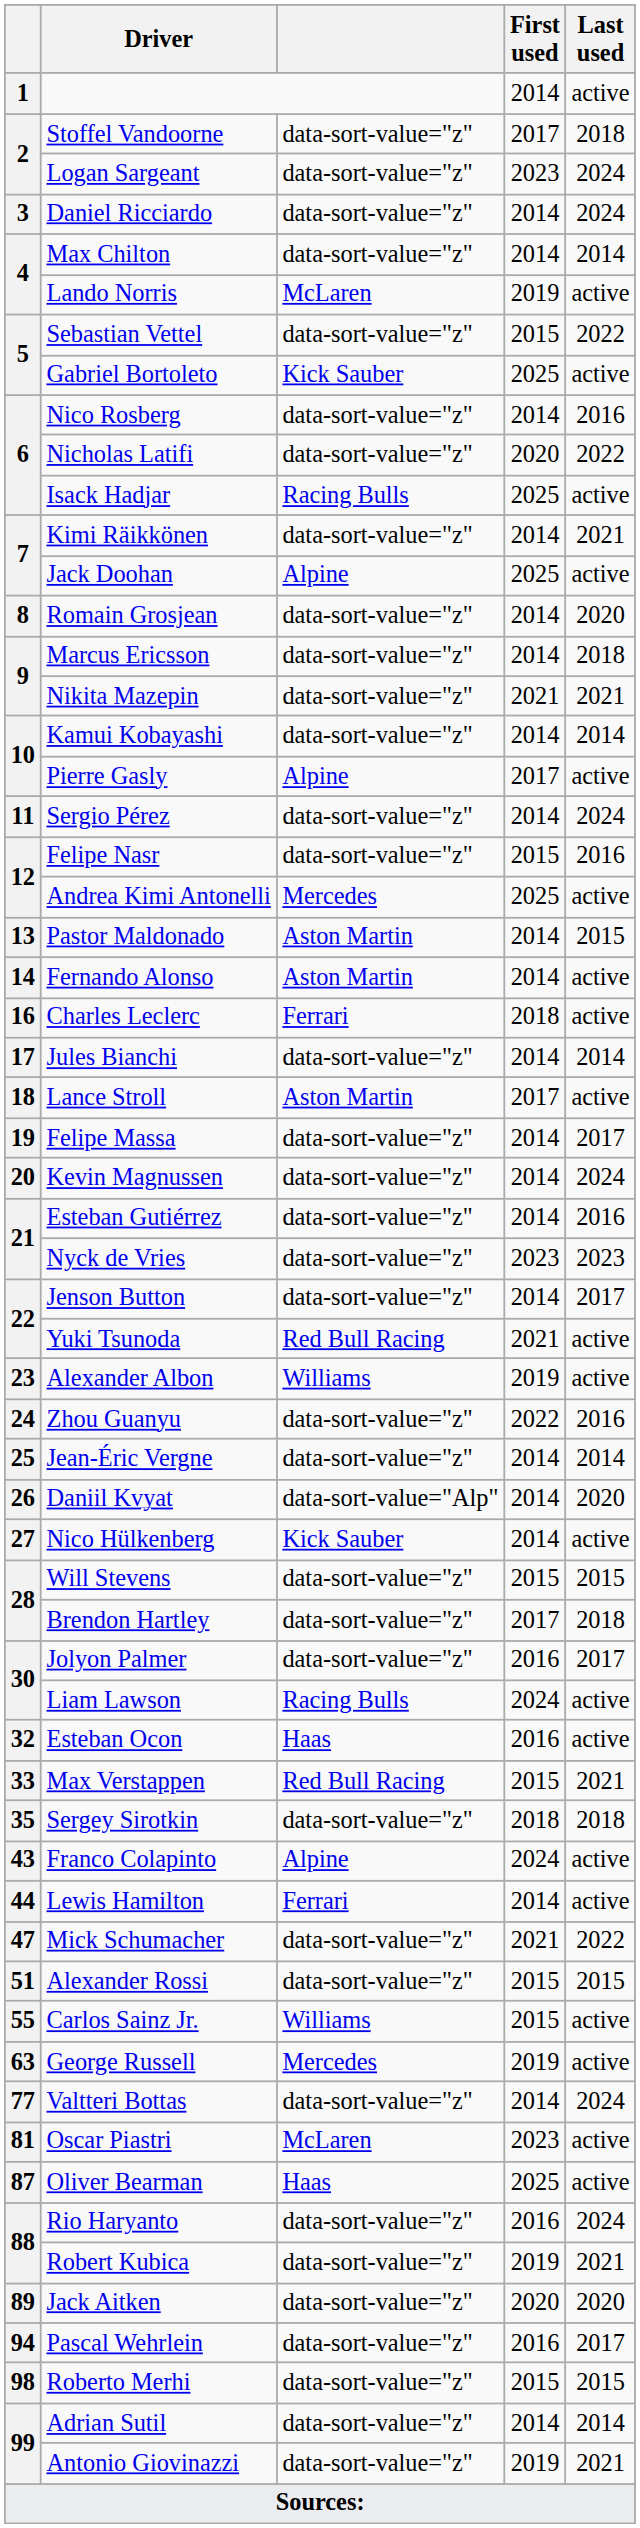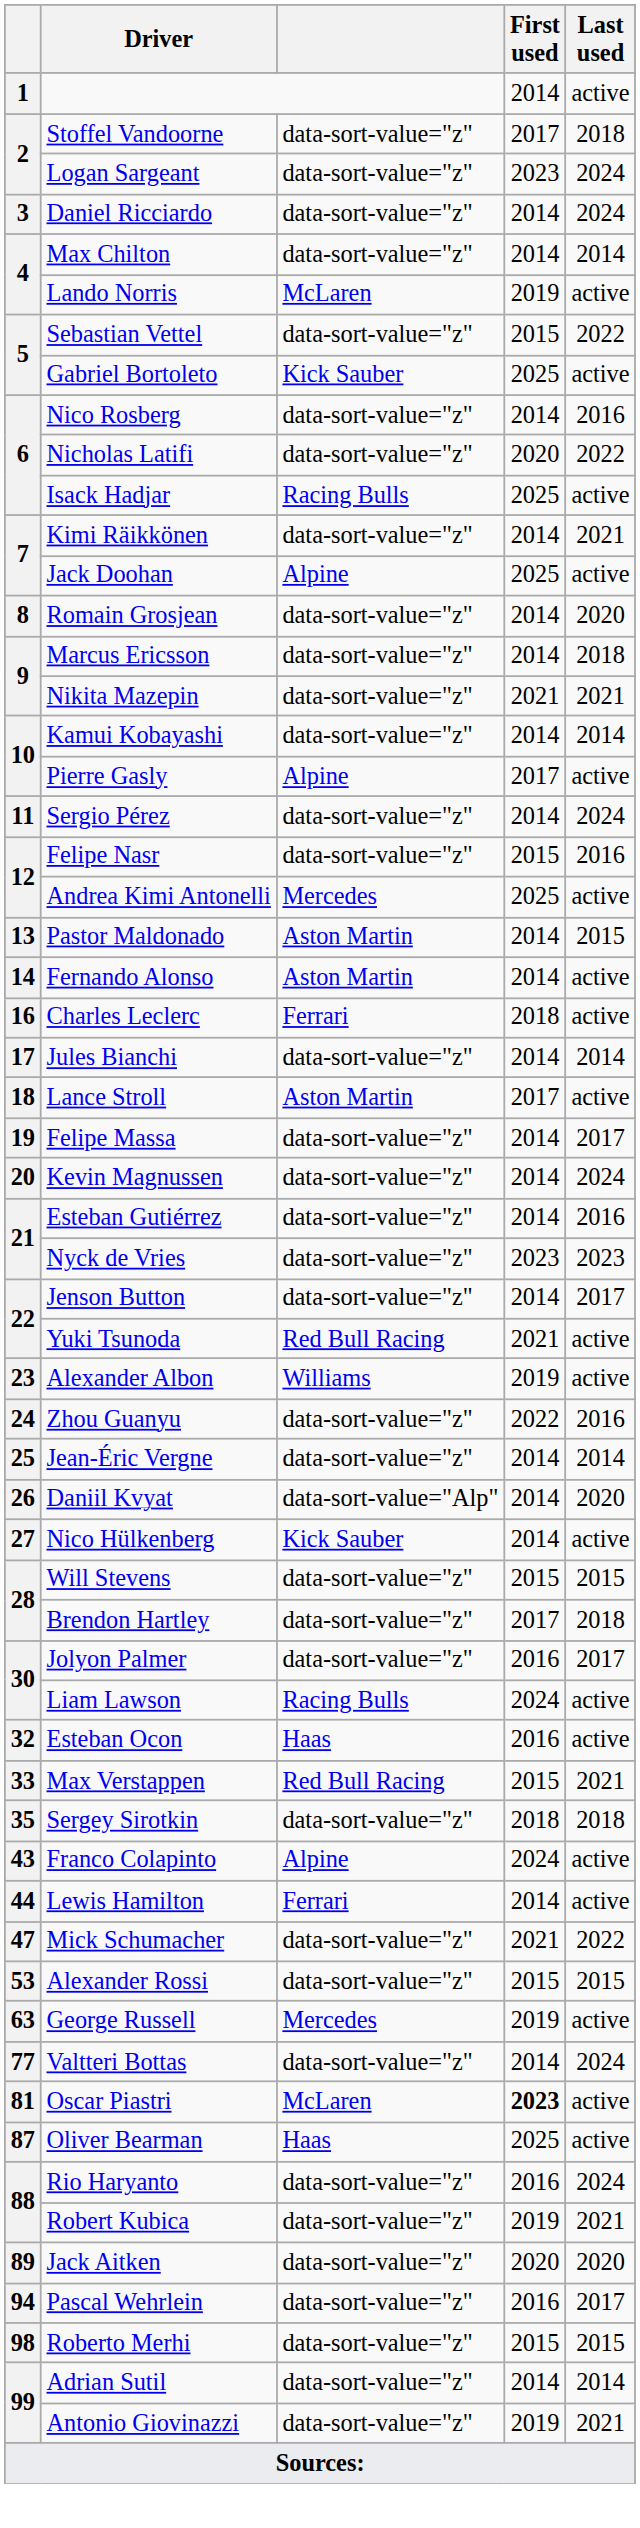(23, 1980) 51 -> (23, 1980) 53
- row: (123, 2020)
(535, 2141) normal -> (535, 2101) bold
